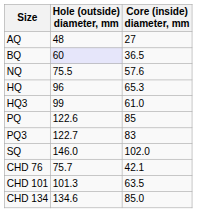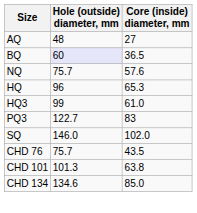(63, 71) 75.5 -> (63, 71) 75.7
- row: (14, 119)
(134, 167) 42.1 -> (134, 151) 43.5
(134, 183) 63.5 -> (134, 167) 63.8
